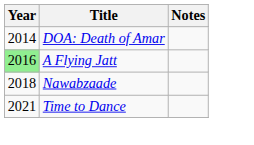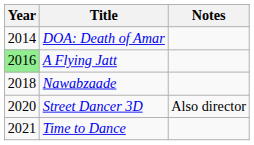+ row: (93, 106)
